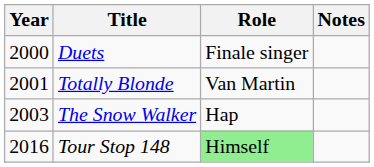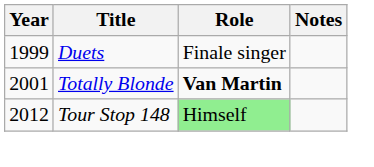(29, 51) 2000 -> (29, 51) 1999
(250, 83) normal -> (232, 83) bold
- row: (127, 114)
(29, 146) 2016 -> (29, 114) 2012
